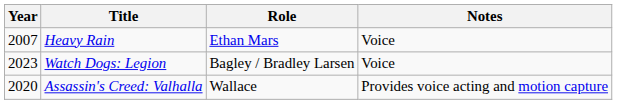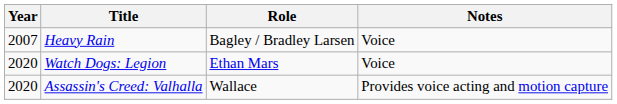(244, 39) Ethan Mars -> (282, 39) Bagley / Bradley Larsen
(23, 63) 2023 -> (23, 63) 2020
(282, 63) Bagley / Bradley Larsen -> (244, 63) Ethan Mars
